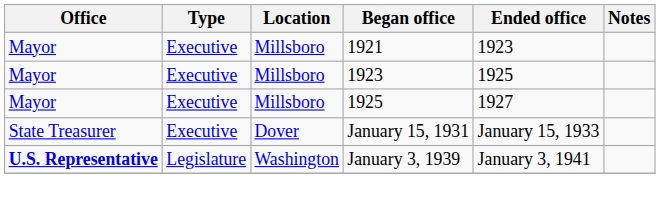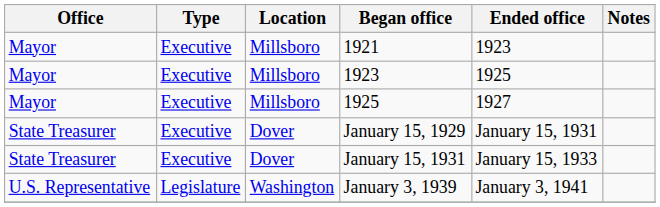+ row: (405, 131)
(83, 159) bold -> (79, 187) normal
